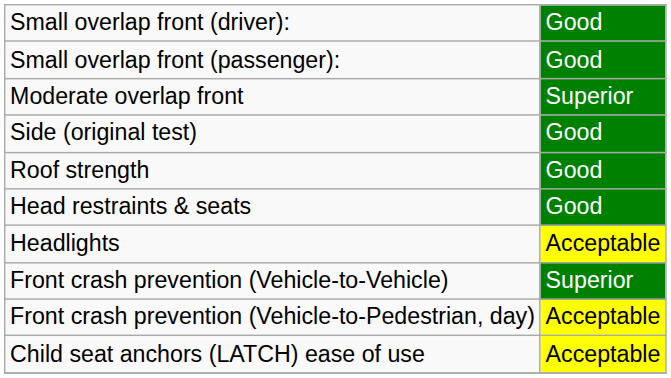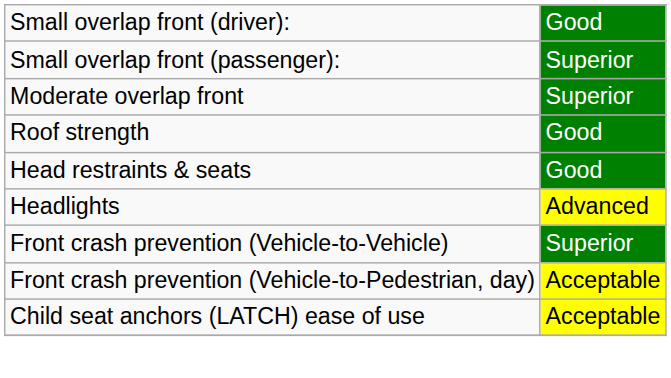(574, 59) Good -> (589, 59) Superior
- row: (104, 133)
(603, 243) Acceptable -> (597, 206) Advanced
